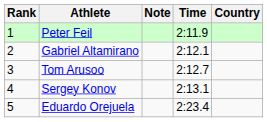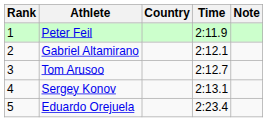columns swapped: (237, 13) <-> (158, 13)
